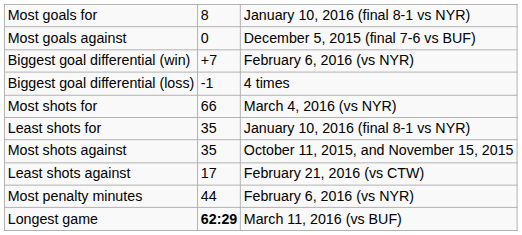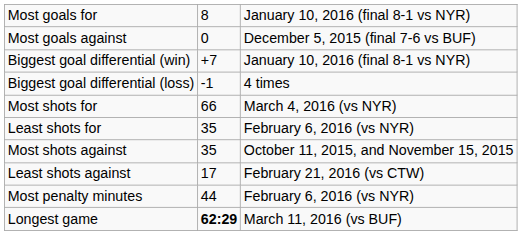(329, 60) February 6, 2016 (vs NYR) -> (357, 60) January 10, 2016 (final 8-1 vs NYR)
(357, 128) January 10, 2016 (final 8-1 vs NYR) -> (329, 128) February 6, 2016 (vs NYR)
